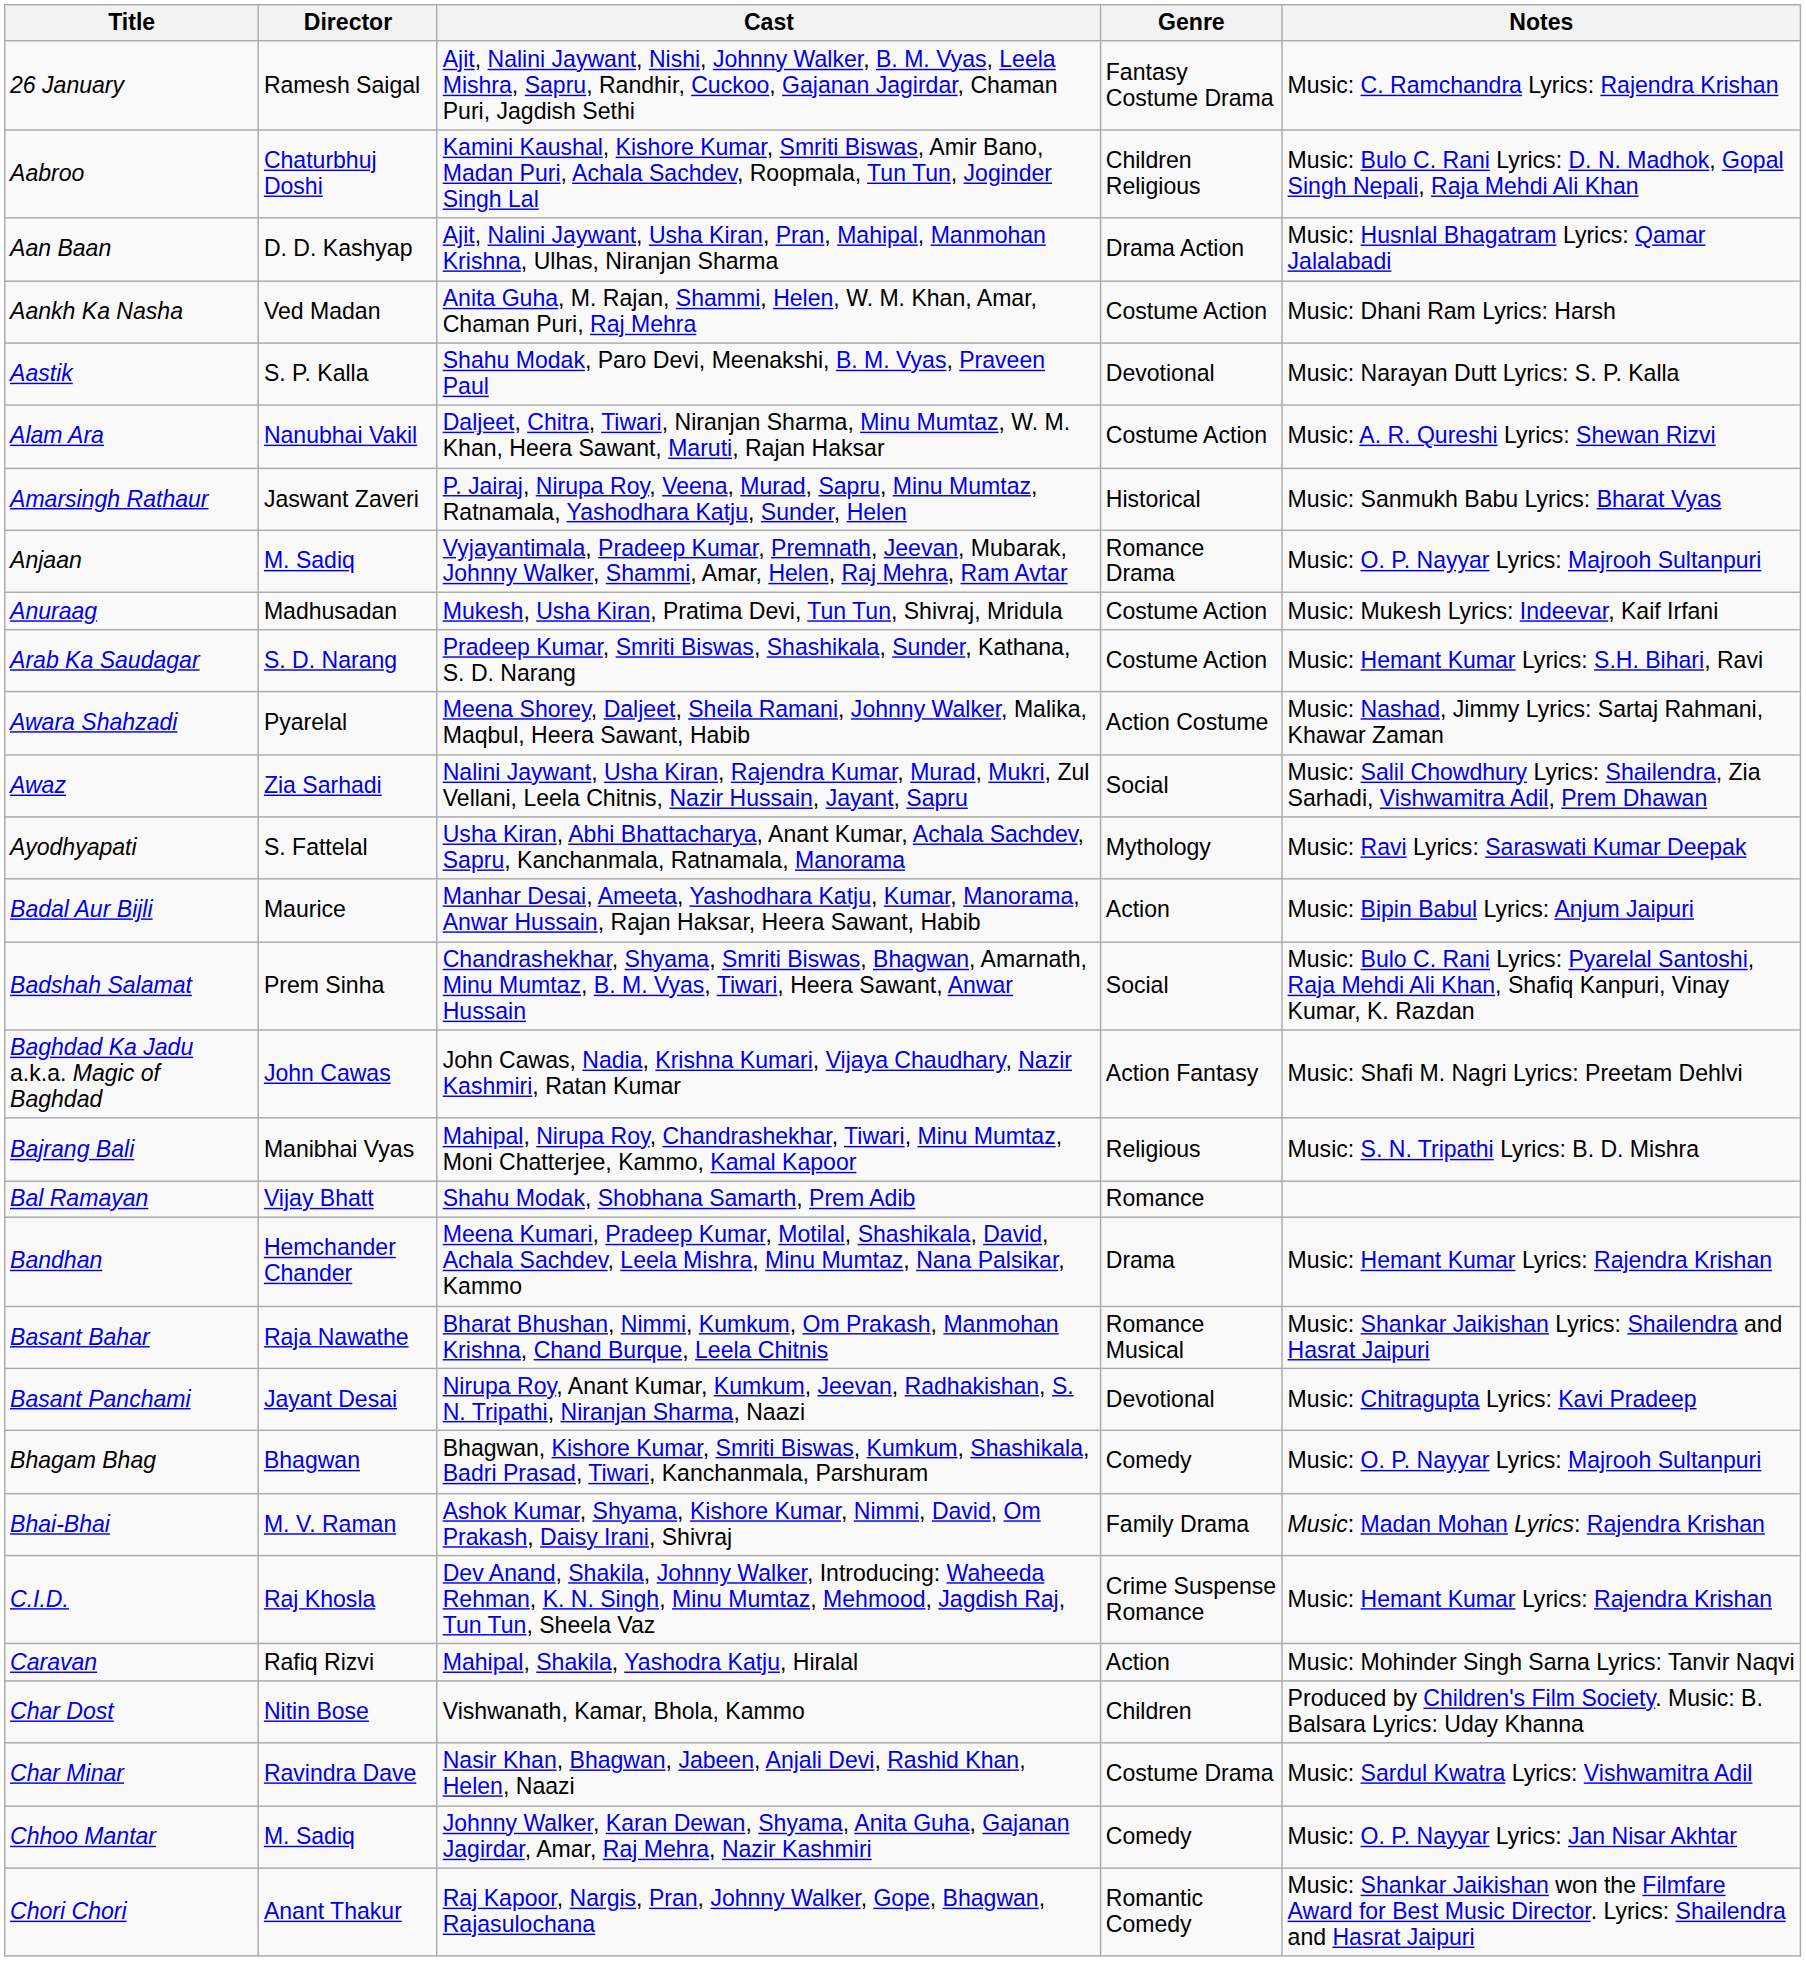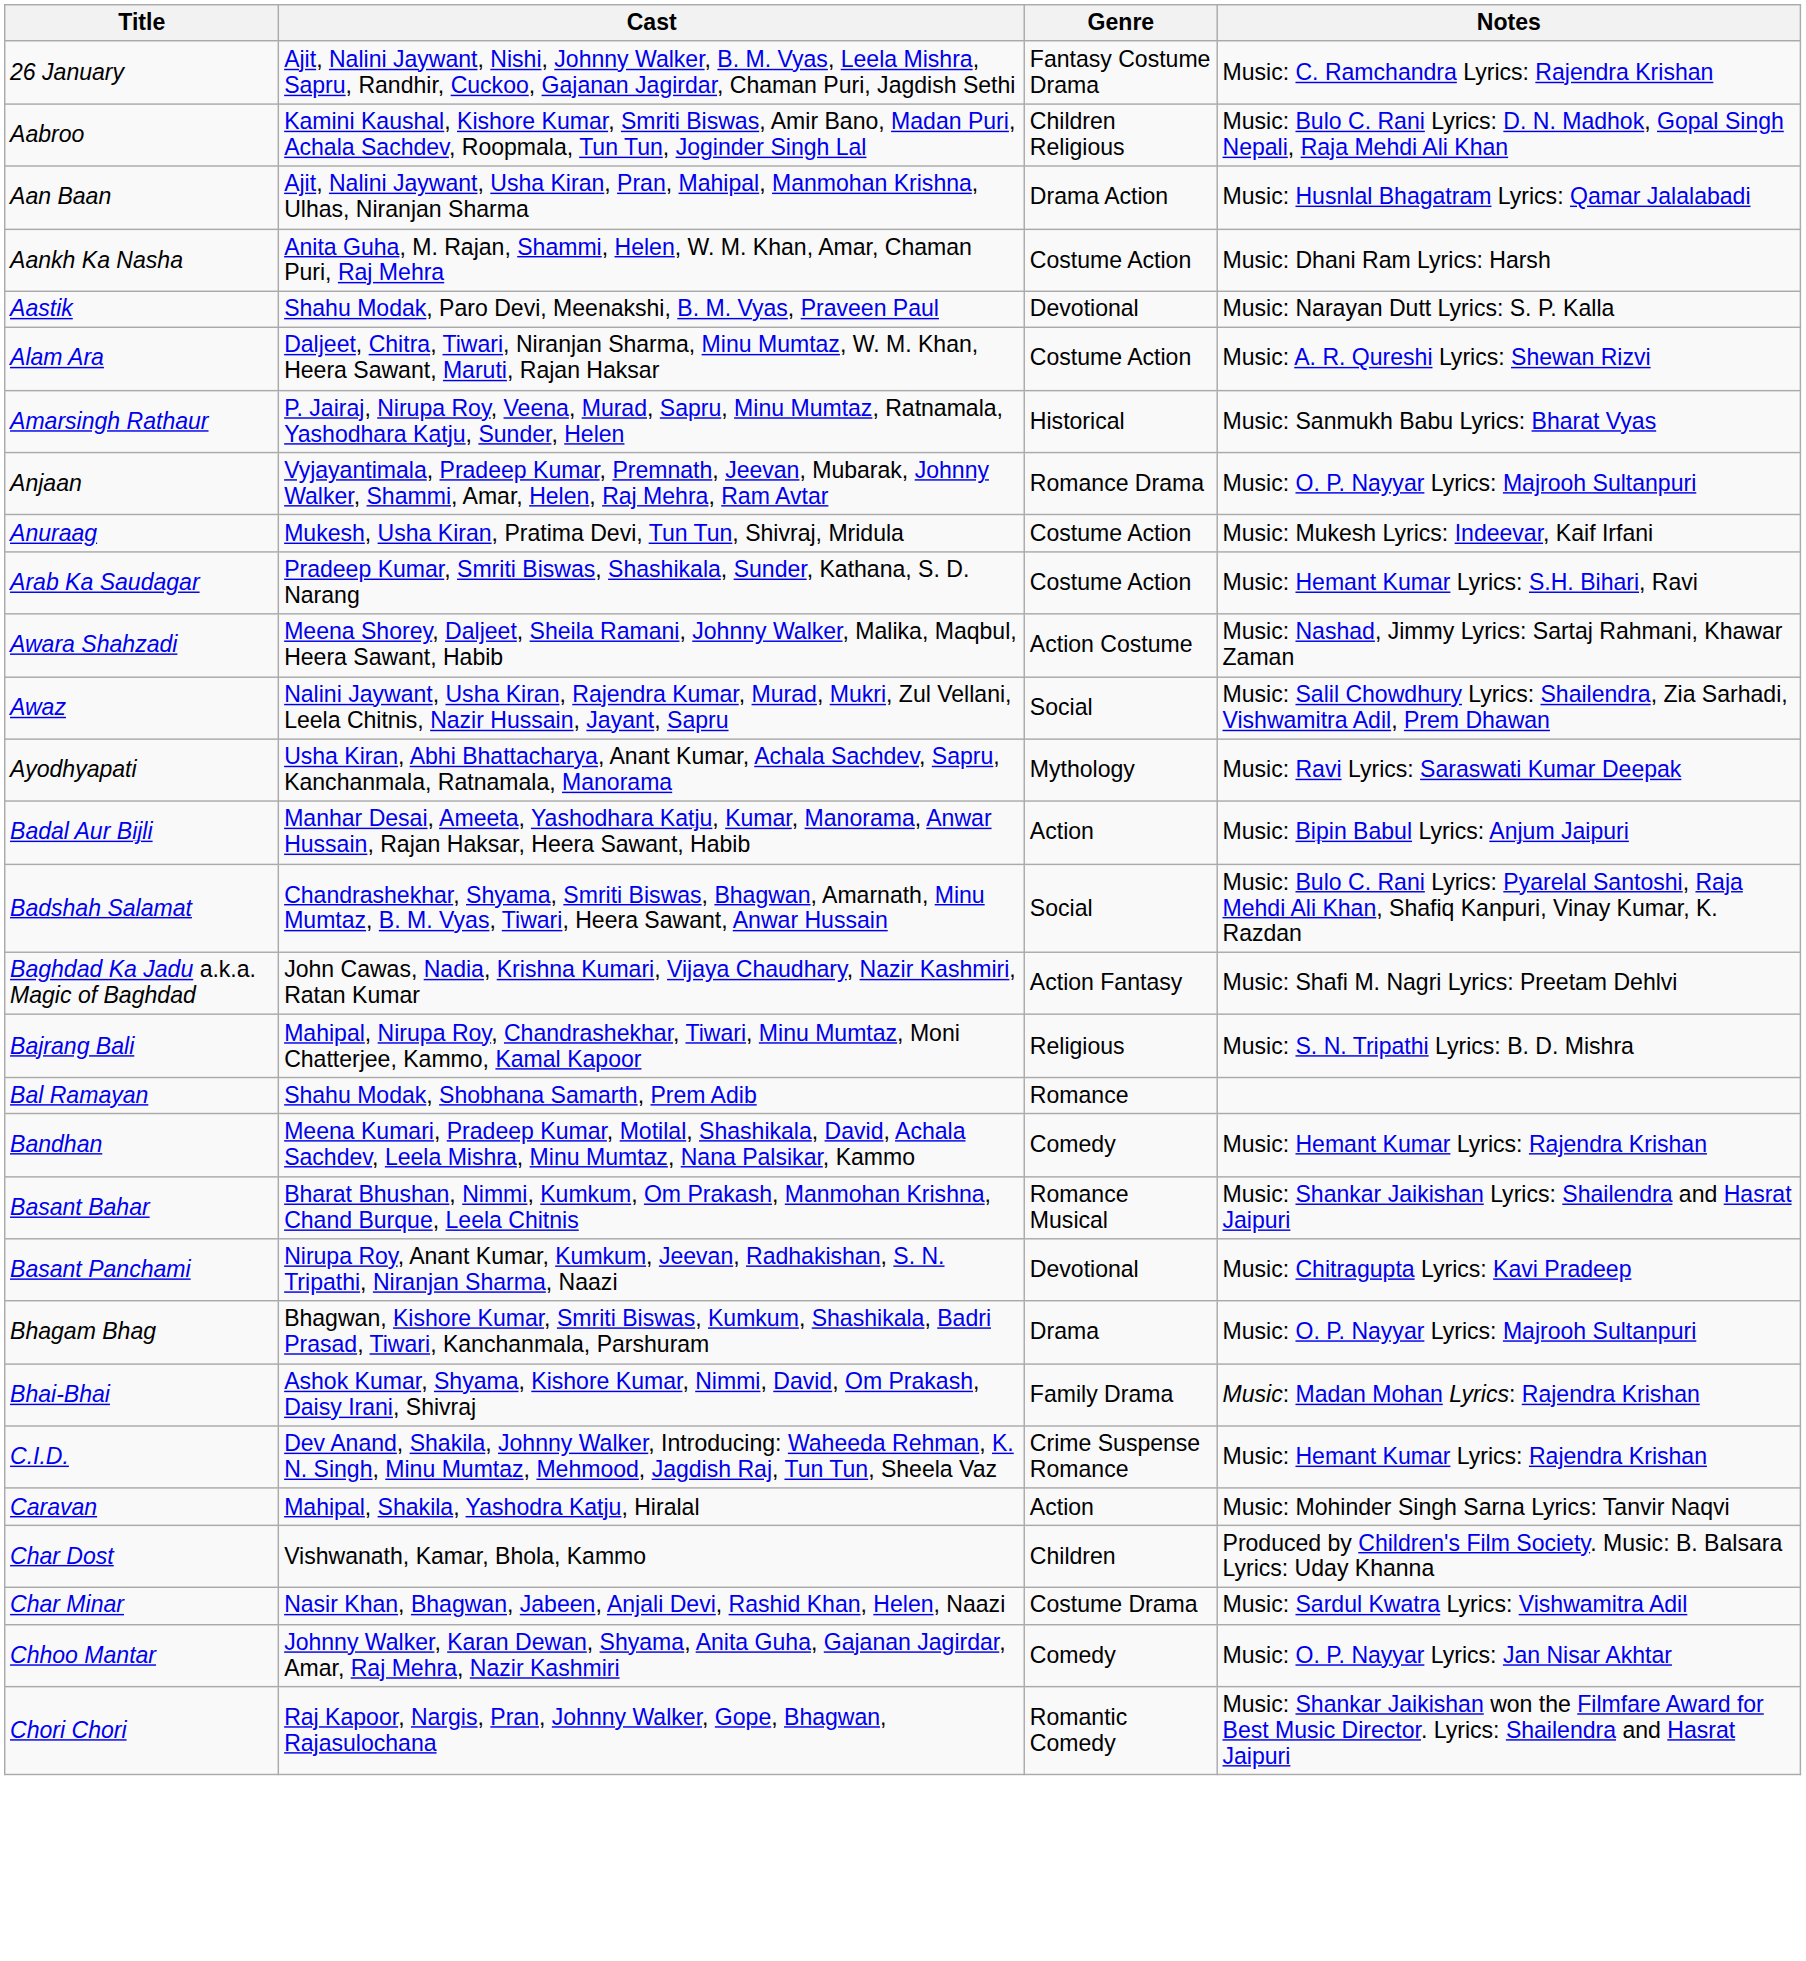- column: (348, 22)
(1140, 1261) Drama -> (1073, 1144) Comedy
(1149, 1461) Comedy -> (1064, 1332) Drama
